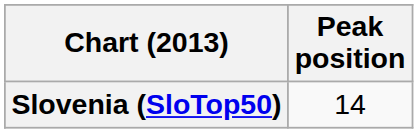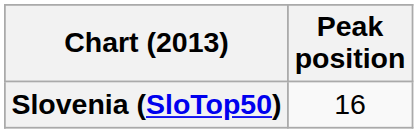(350, 104) 14 -> (350, 104) 16
